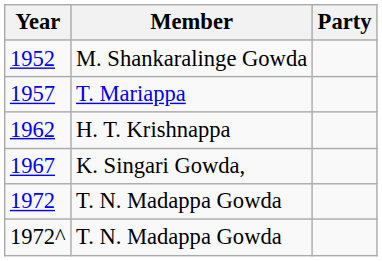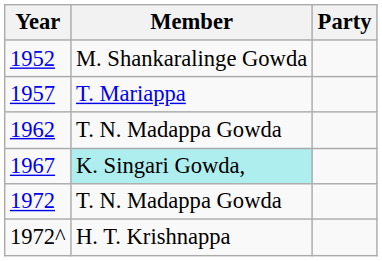(153, 129) H. T. Krishnappa -> (179, 129) T. N. Madappa Gowda
(161, 165) no background -> (161, 165) paleturquoise background
(179, 237) T. N. Madappa Gowda -> (153, 237) H. T. Krishnappa
